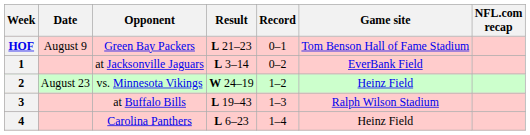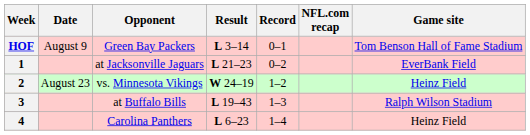columns swapped: (385, 20) <-> (499, 20)
(231, 45) L 21–23 -> (231, 45) L 3–14
(231, 64) L 3–14 -> (231, 64) L 21–23
